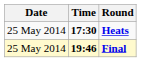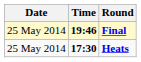rows swapped: (115, 30) <-> (114, 48)
